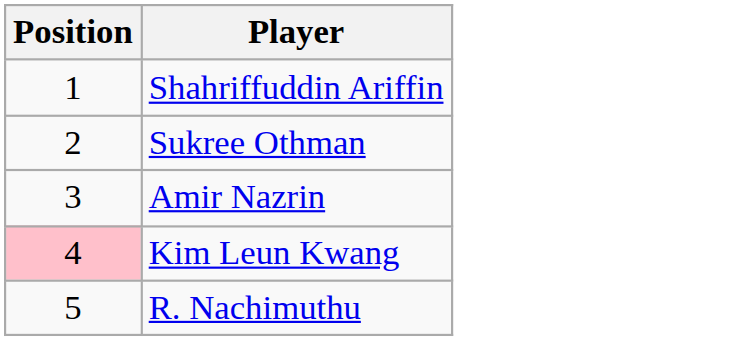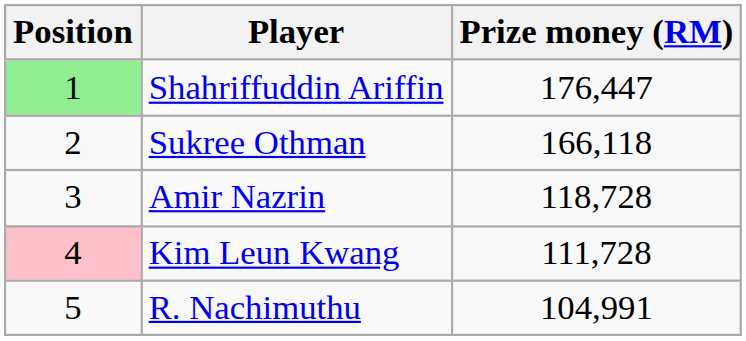+ column: (596, 32)
(73, 87) no background -> (73, 87) lightgreen background
